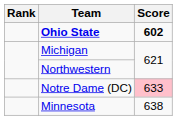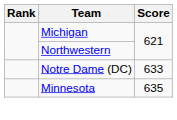- row: (70, 32)
(153, 87) pink background -> (153, 69) no background
(153, 106) 638 -> (153, 87) 635
